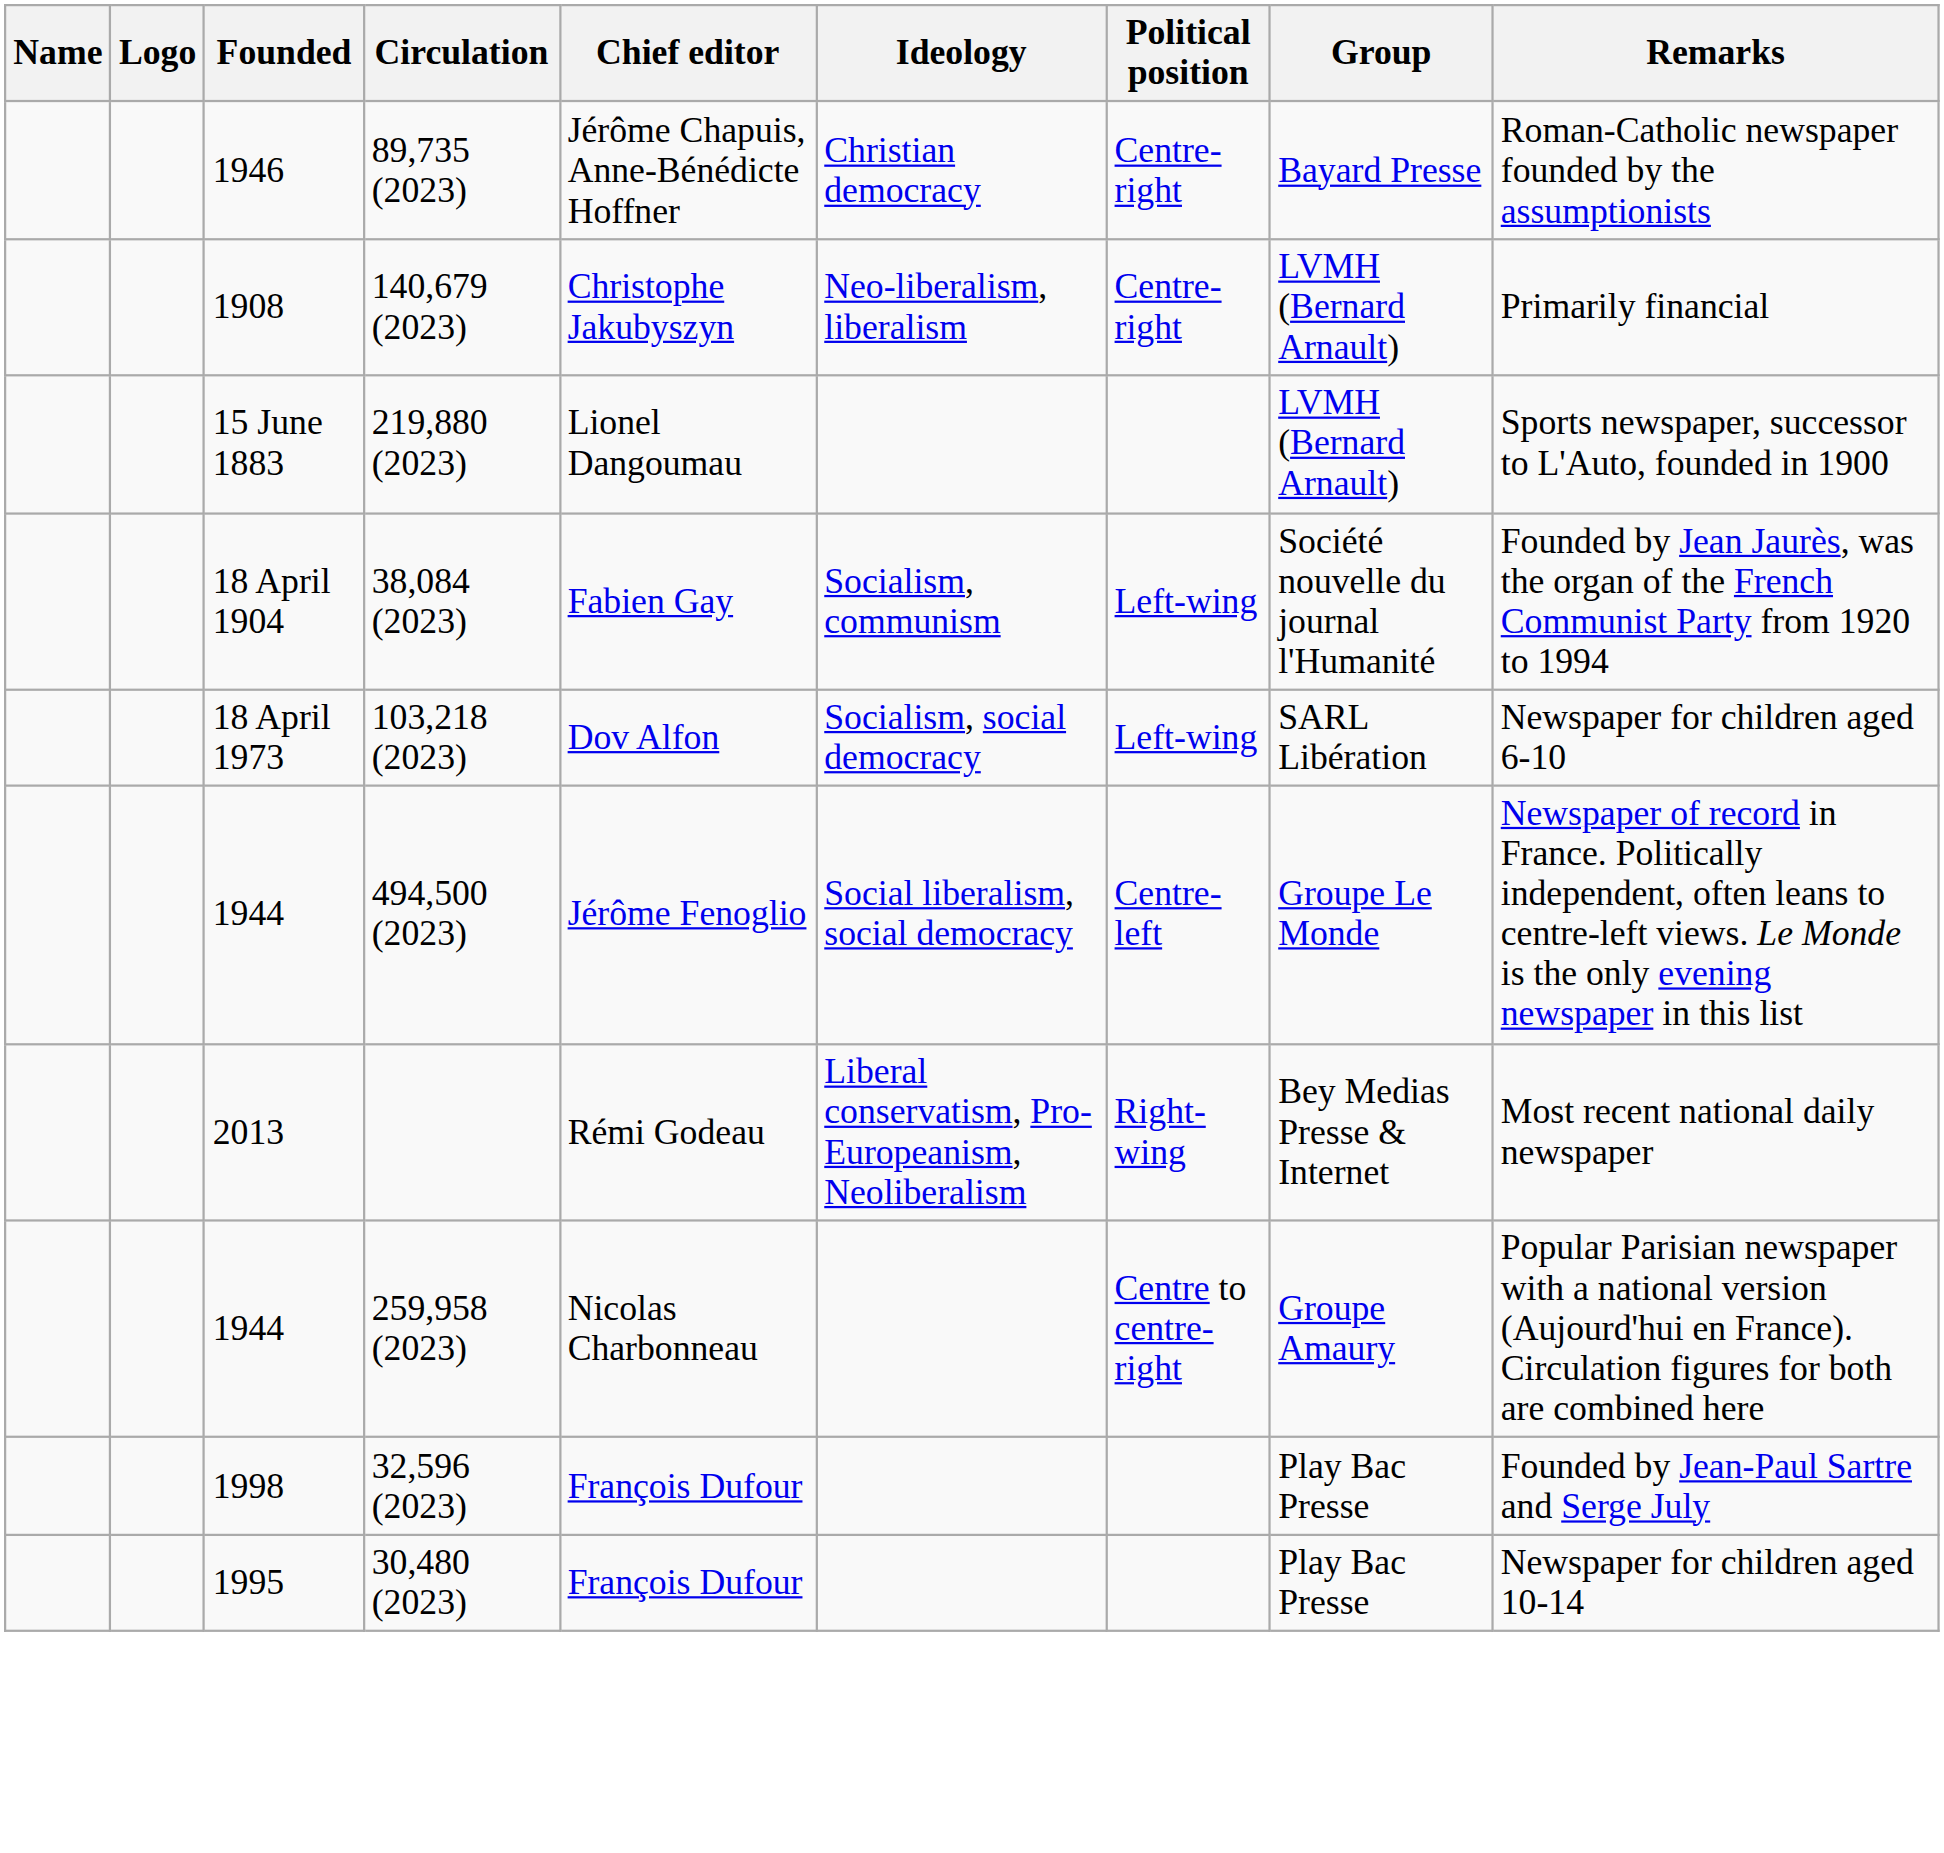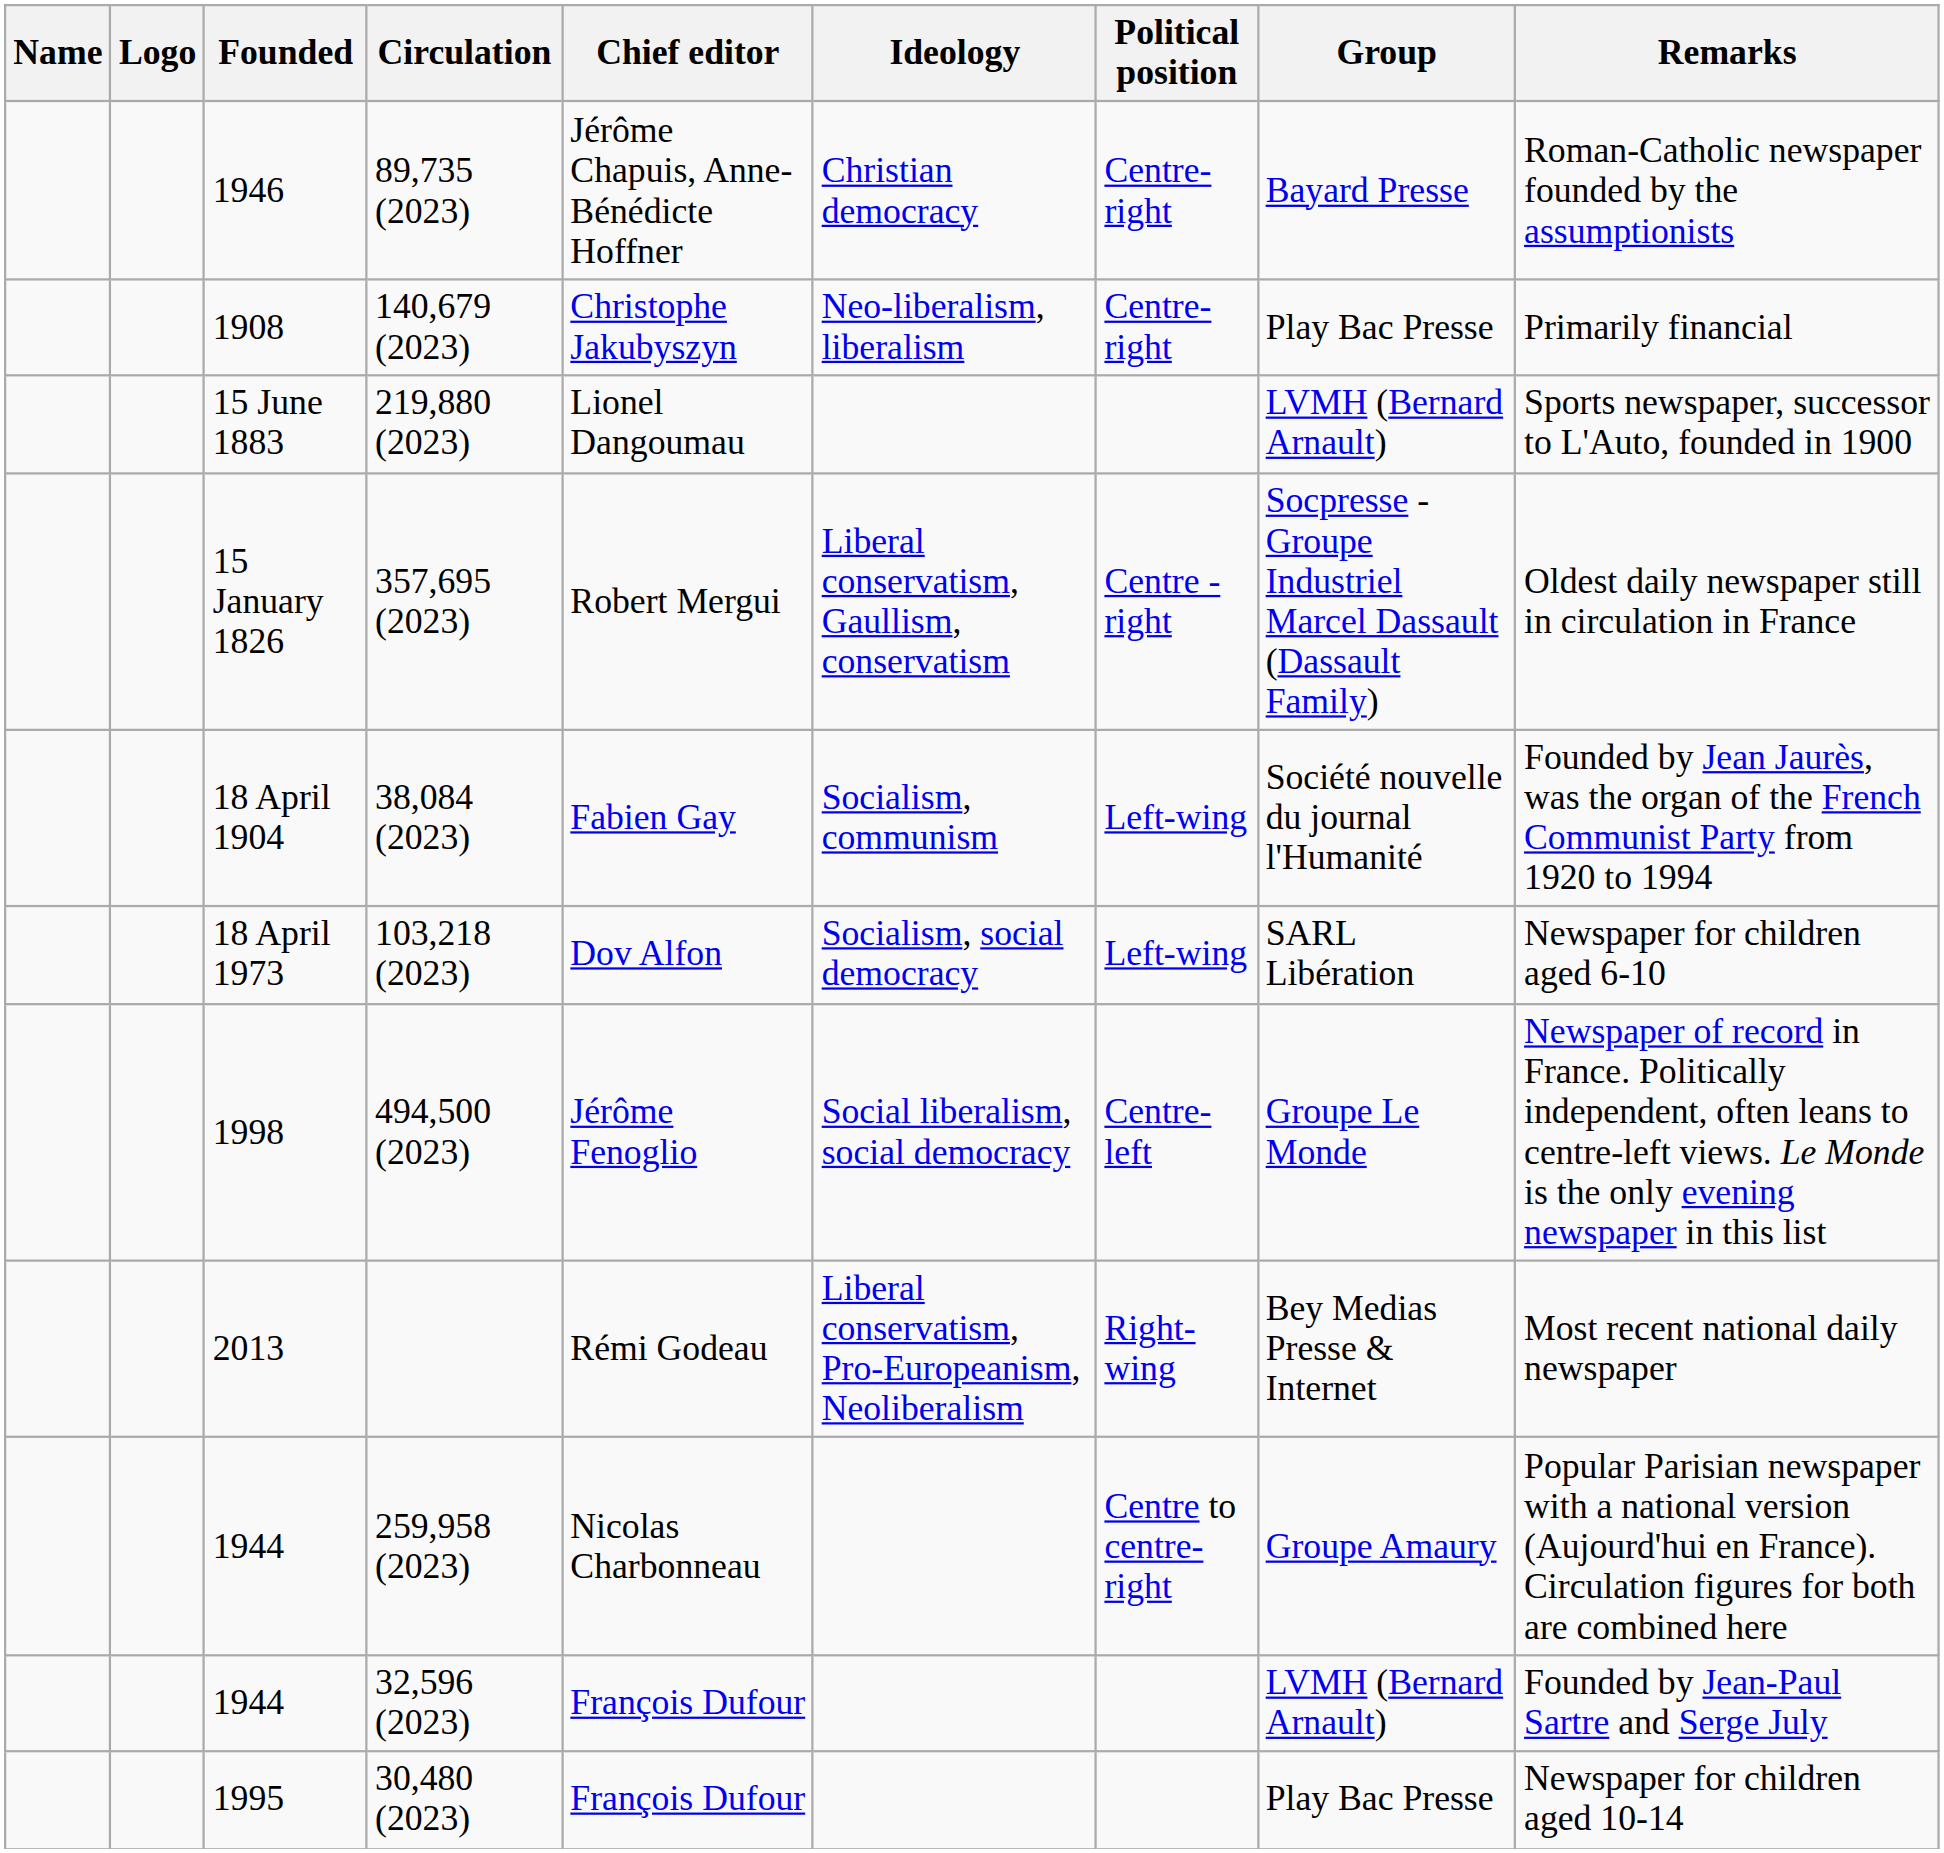(1342, 306) LVMH (Bernard Arnault) -> (1380, 326) Play Bac Presse
+ row: (433, 600)
(248, 914) 1944 -> (248, 1131) 1998
(248, 1485) 1998 -> (248, 1702) 1944
(1342, 1485) Play Bac Presse -> (1384, 1702) LVMH (Bernard Arnault)
